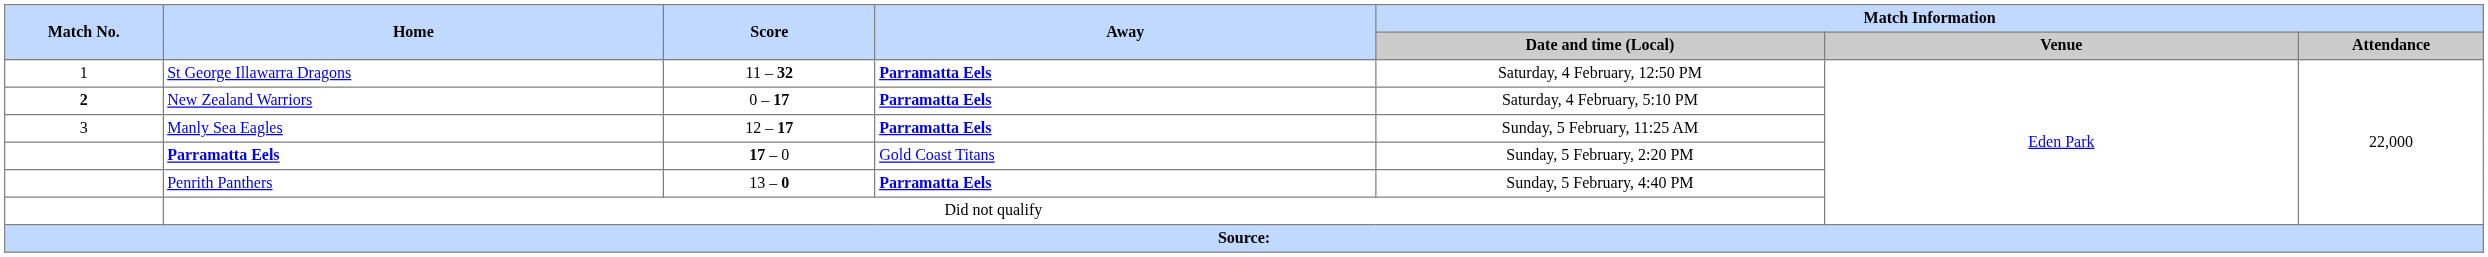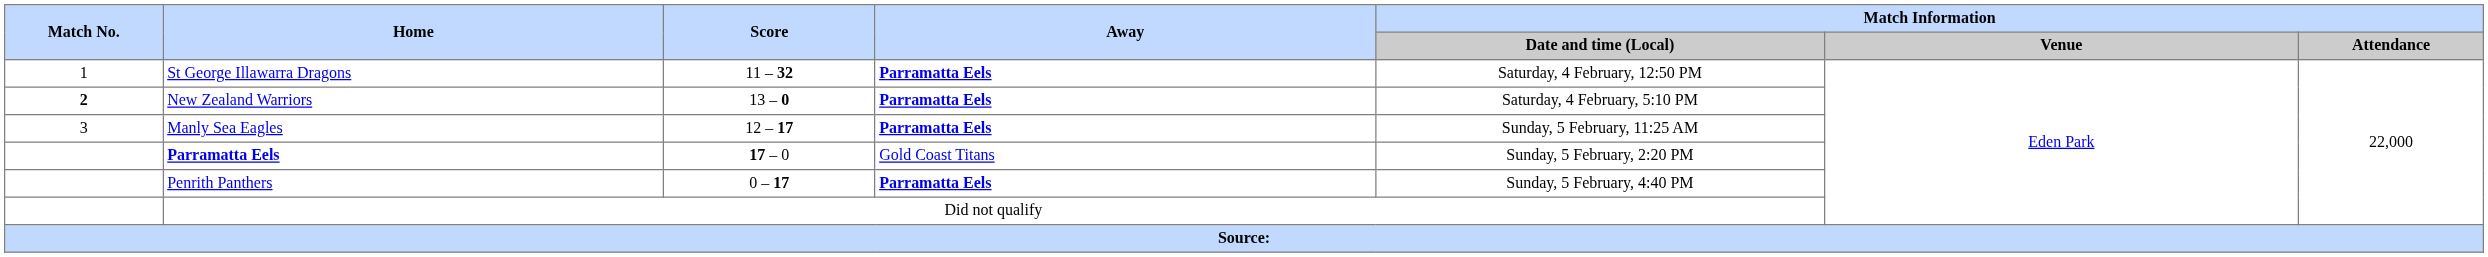(769, 100) 0 – 17 -> (769, 100) 13 – 0
(769, 183) 13 – 0 -> (769, 183) 0 – 17
